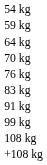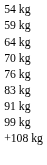- row: (20, 138)
